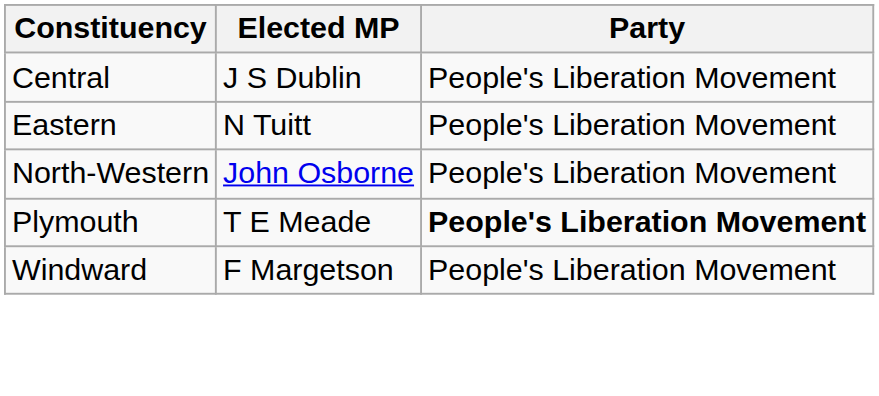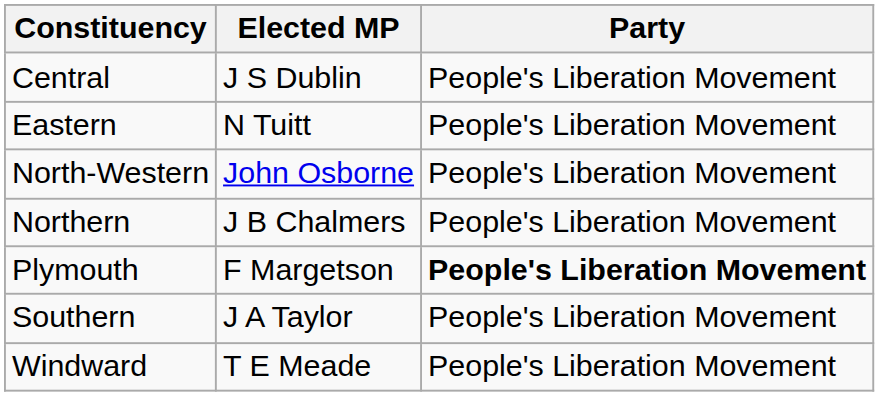+ row: (71, 221)
(297, 221) T E Meade -> (308, 269) F Margetson
+ row: (74, 317)
(308, 269) F Margetson -> (297, 366) T E Meade
